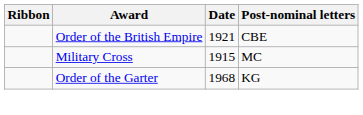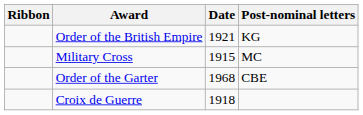(254, 36) CBE -> (251, 36) KG
(251, 78) KG -> (254, 78) CBE
+ row: (99, 99)
